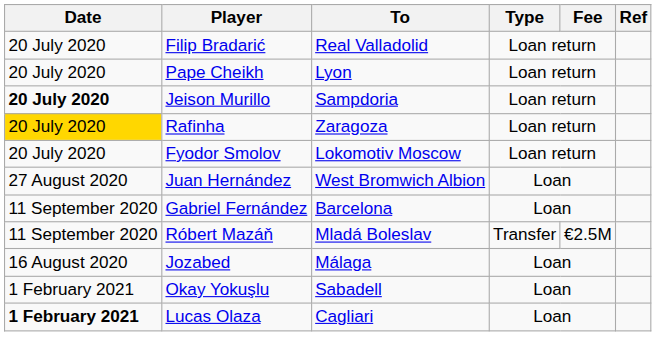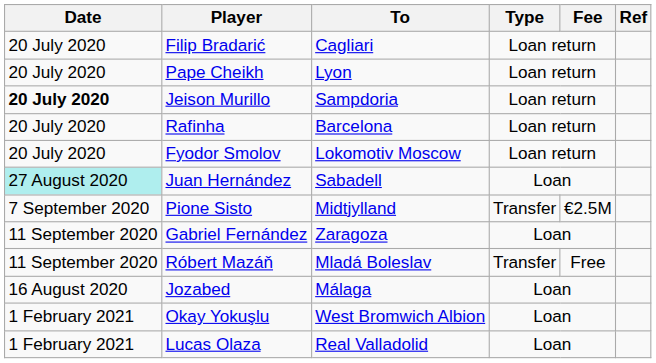(372, 45) Real Valladolid -> (344, 45) Cagliari
(57, 126) gold background -> (57, 126) no background
(351, 126) Zaragoza -> (354, 126) Barcelona
(68, 180) no background -> (68, 180) paleturquoise background
(400, 180) West Bromwich Albion -> (348, 180) Sabadell
+ row: (209, 208)
(354, 208) Barcelona -> (351, 235) Zaragoza
(588, 235) €2.5M -> (588, 262) Free
(348, 289) Sabadell -> (400, 316) West Bromwich Albion
(74, 316) bold -> (71, 343) normal
(344, 316) Cagliari -> (372, 343) Real Valladolid
